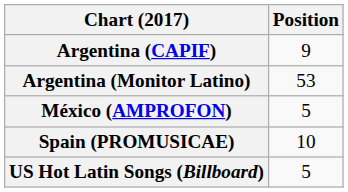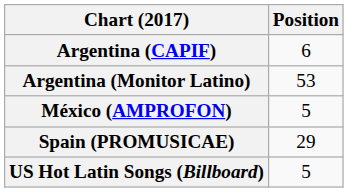(306, 50) 9 -> (306, 50) 6
(306, 141) 10 -> (306, 141) 29
